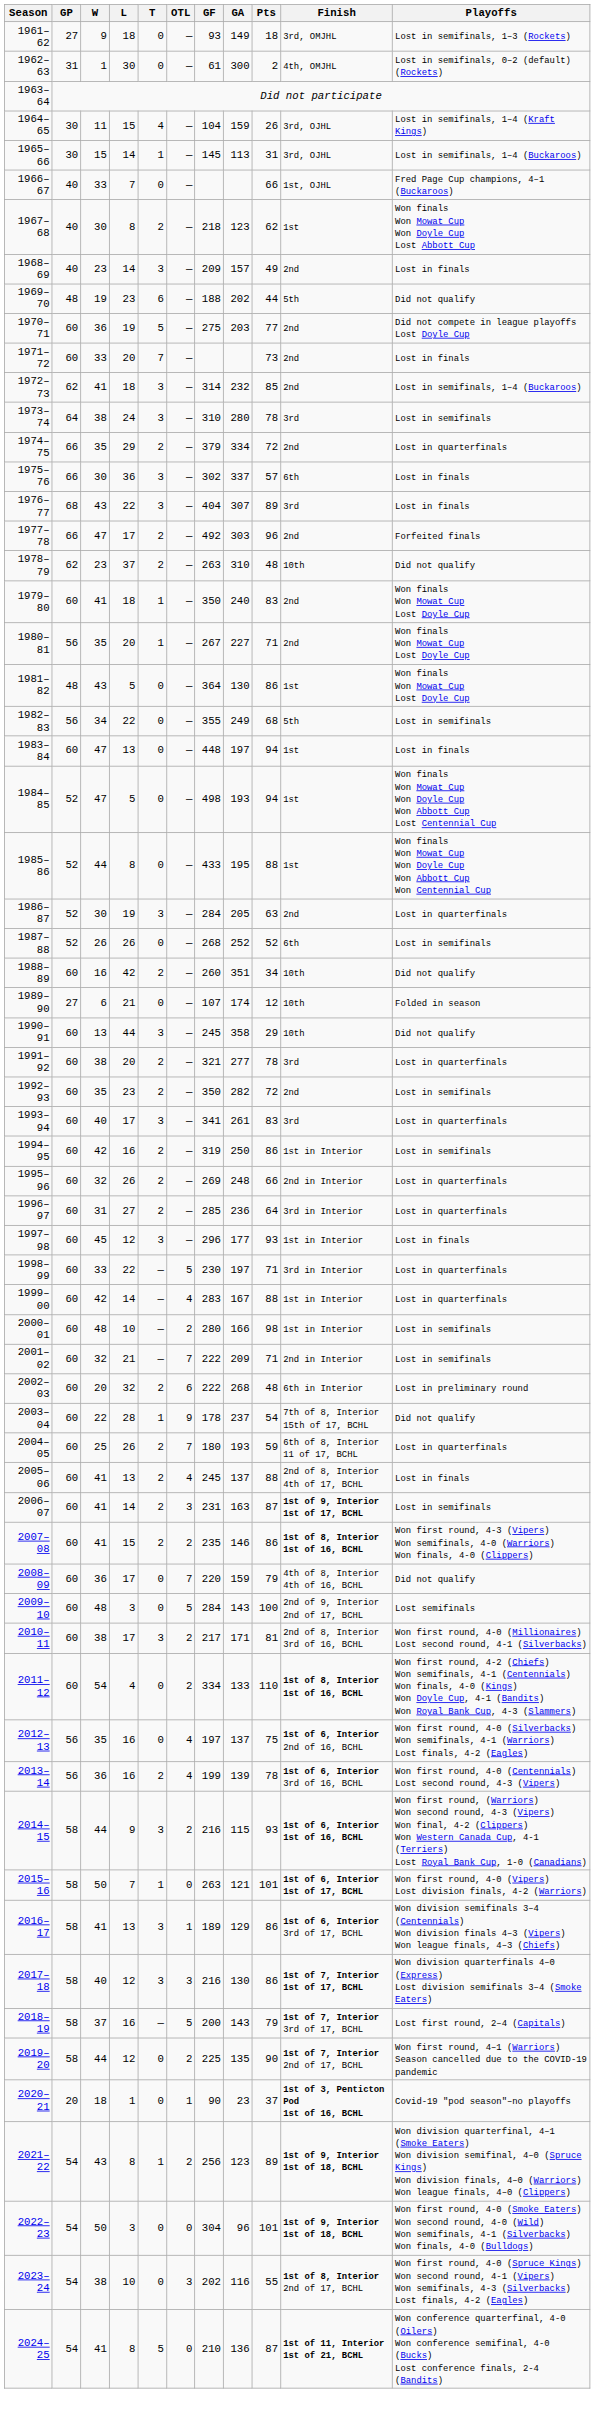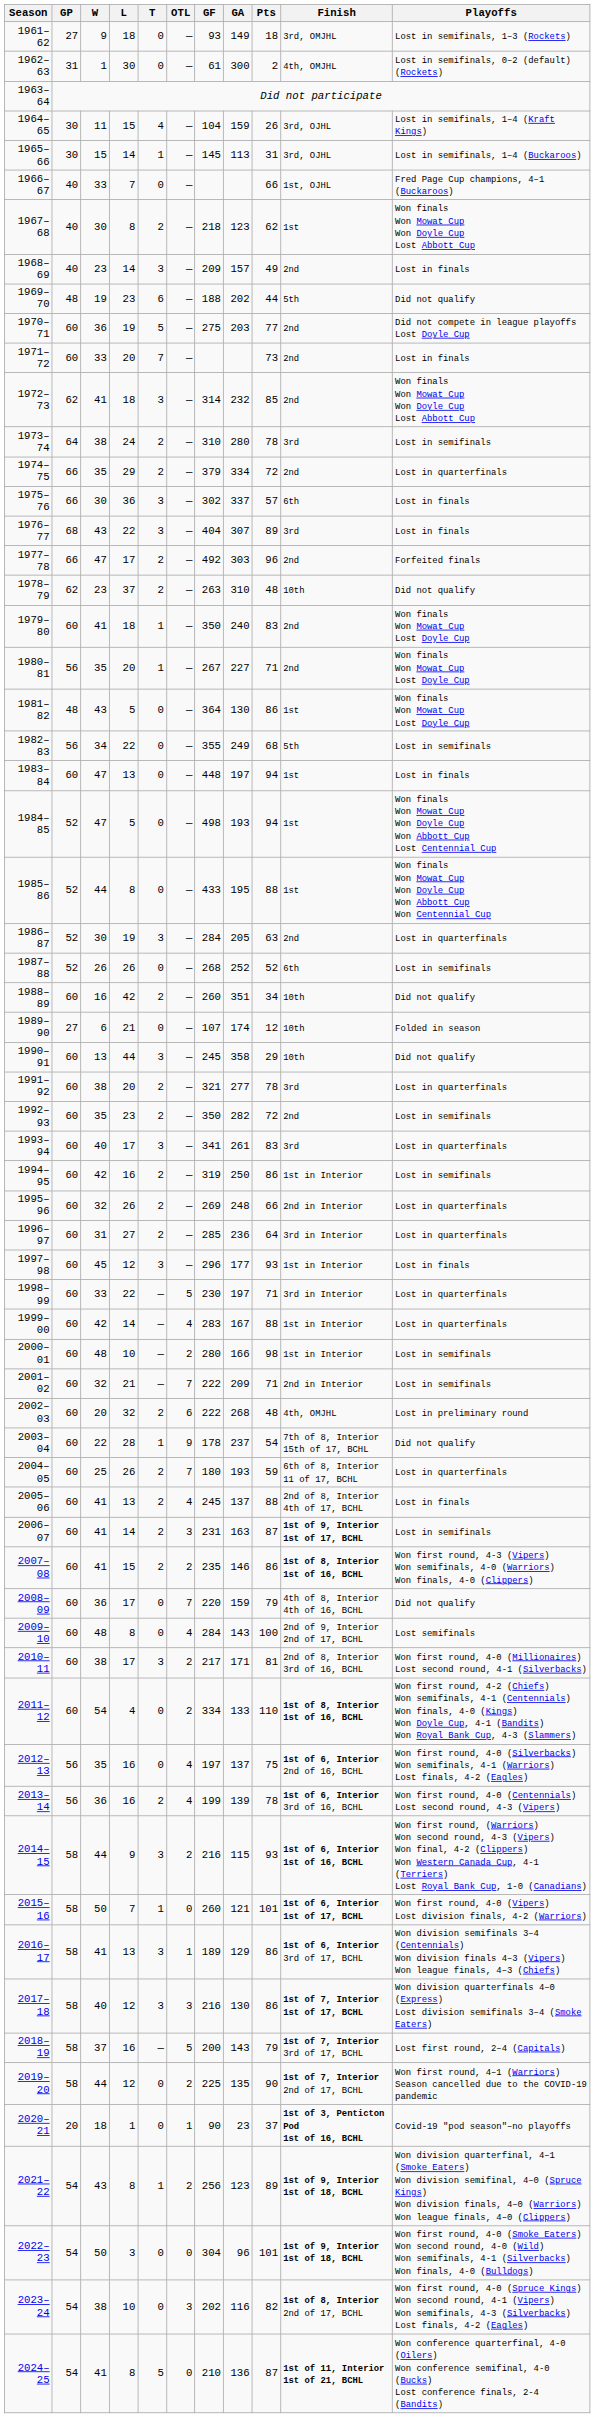(488, 388) Lost in semifinals, 1–4 (Buckaroos) -> (435, 400) Won finals Won Mowat Cup Won Doyle Cup Lost Abbott Cup
(161, 417) 3 -> (161, 442) 2
(323, 1389) 6th in Interior -> (310, 1414) 4th, OMJHL
(132, 1609) 3 -> (132, 1633) 8
(189, 1609) 5 -> (189, 1633) 4
(211, 1885) 263 -> (211, 1910) 260
(272, 2282) 55 -> (272, 2307) 82
